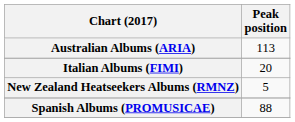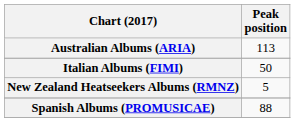(266, 68) 20 -> (266, 68) 50
